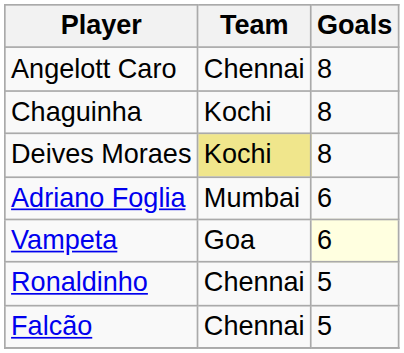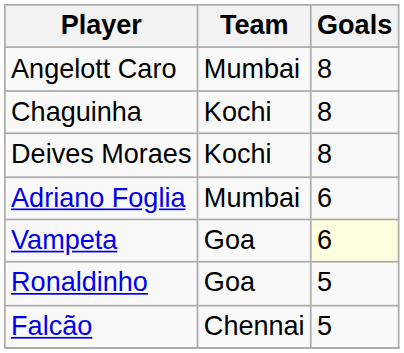(254, 68) Chennai -> (252, 68) Mumbai
(238, 154) khaki background -> (238, 154) no background
(254, 283) Chennai -> (229, 283) Goa
